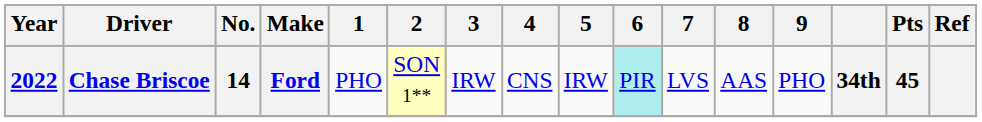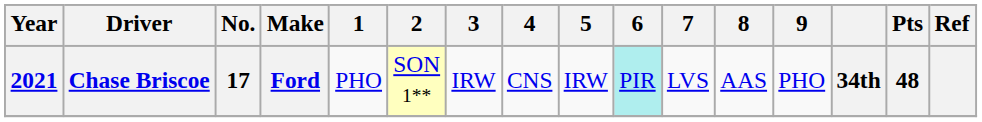(34, 79) 2022 -> (34, 79) 2021
(238, 79) 14 -> (238, 79) 17
(908, 79) 45 -> (908, 79) 48
